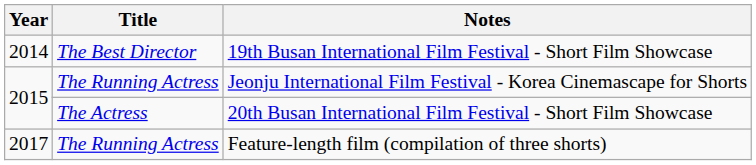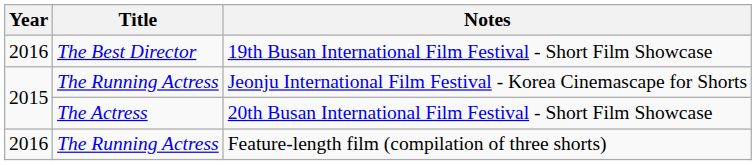(29, 50) 2014 -> (29, 50) 2016
(29, 143) 2017 -> (29, 143) 2016
